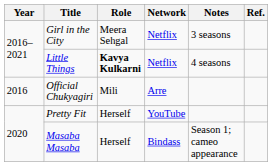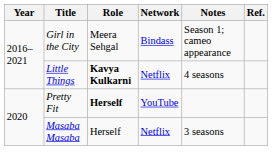(162, 35) Netflix -> (157, 40) Bindass
(211, 35) 3 seasons -> (207, 40) Season 1; cameo appearance
- row: (70, 91)
(115, 113) normal -> (106, 103) bold
(164, 142) Bindass -> (155, 131) Netflix
(214, 142) Season 1; cameo appearance -> (204, 131) 3 seasons
